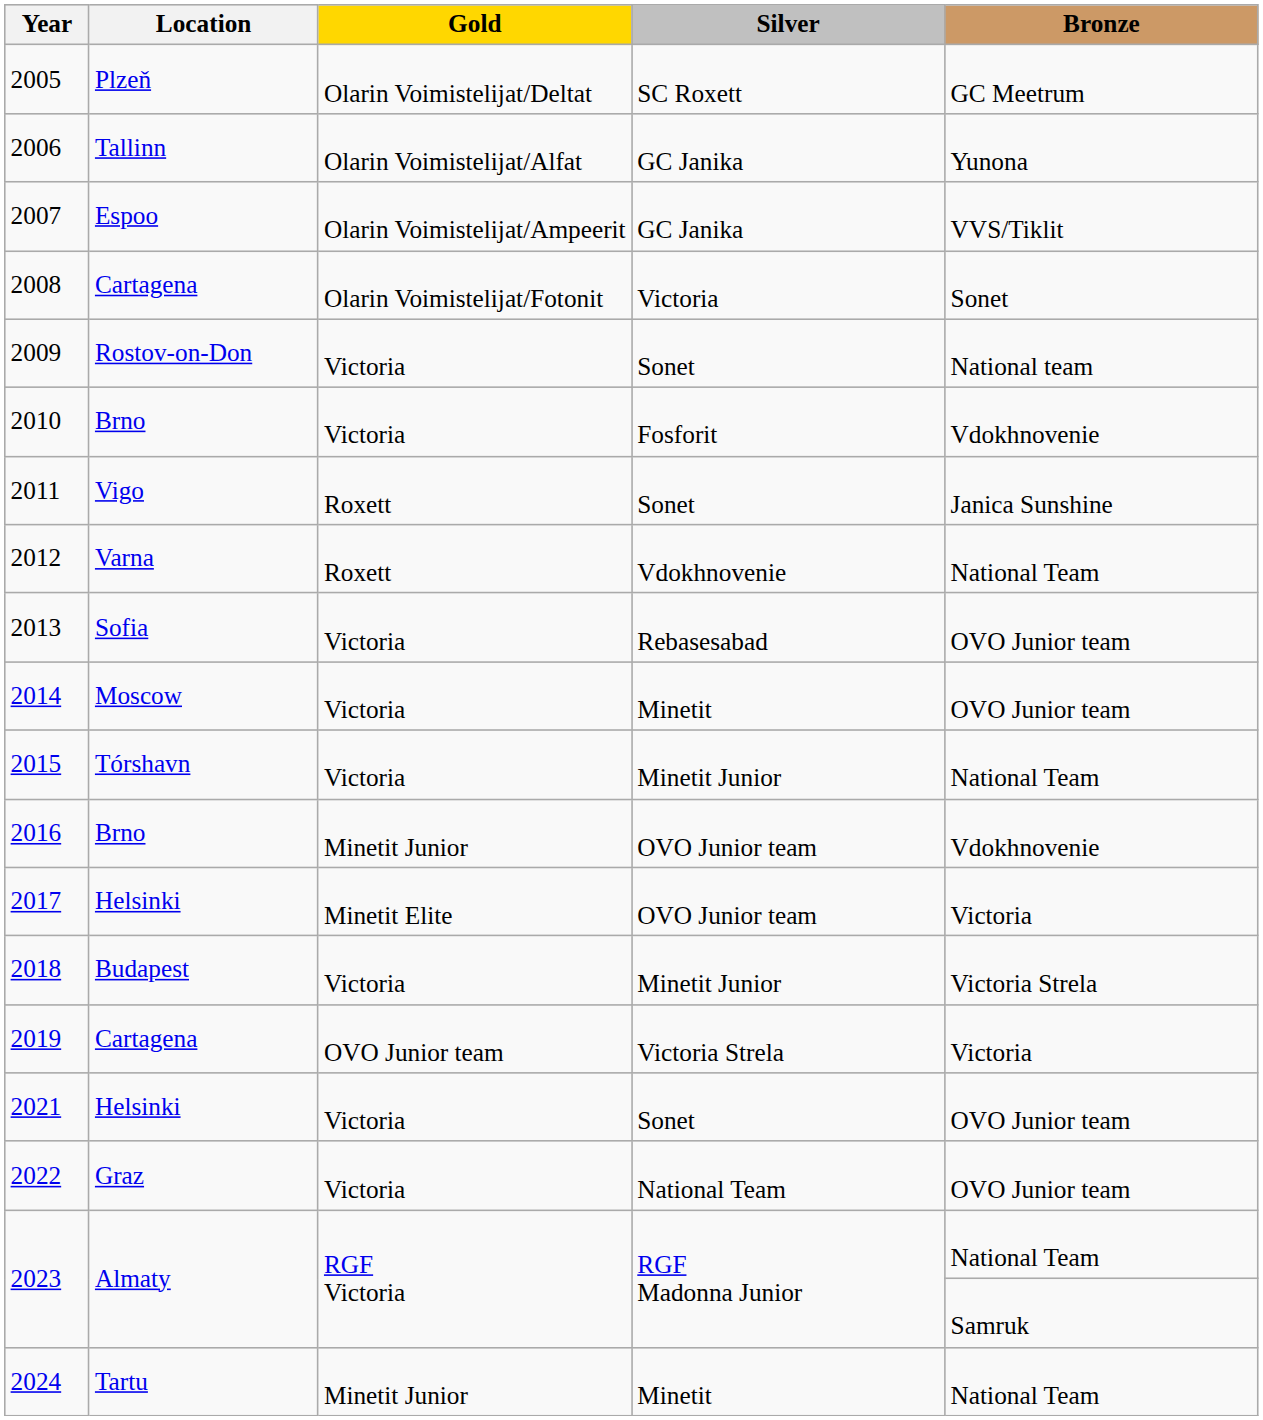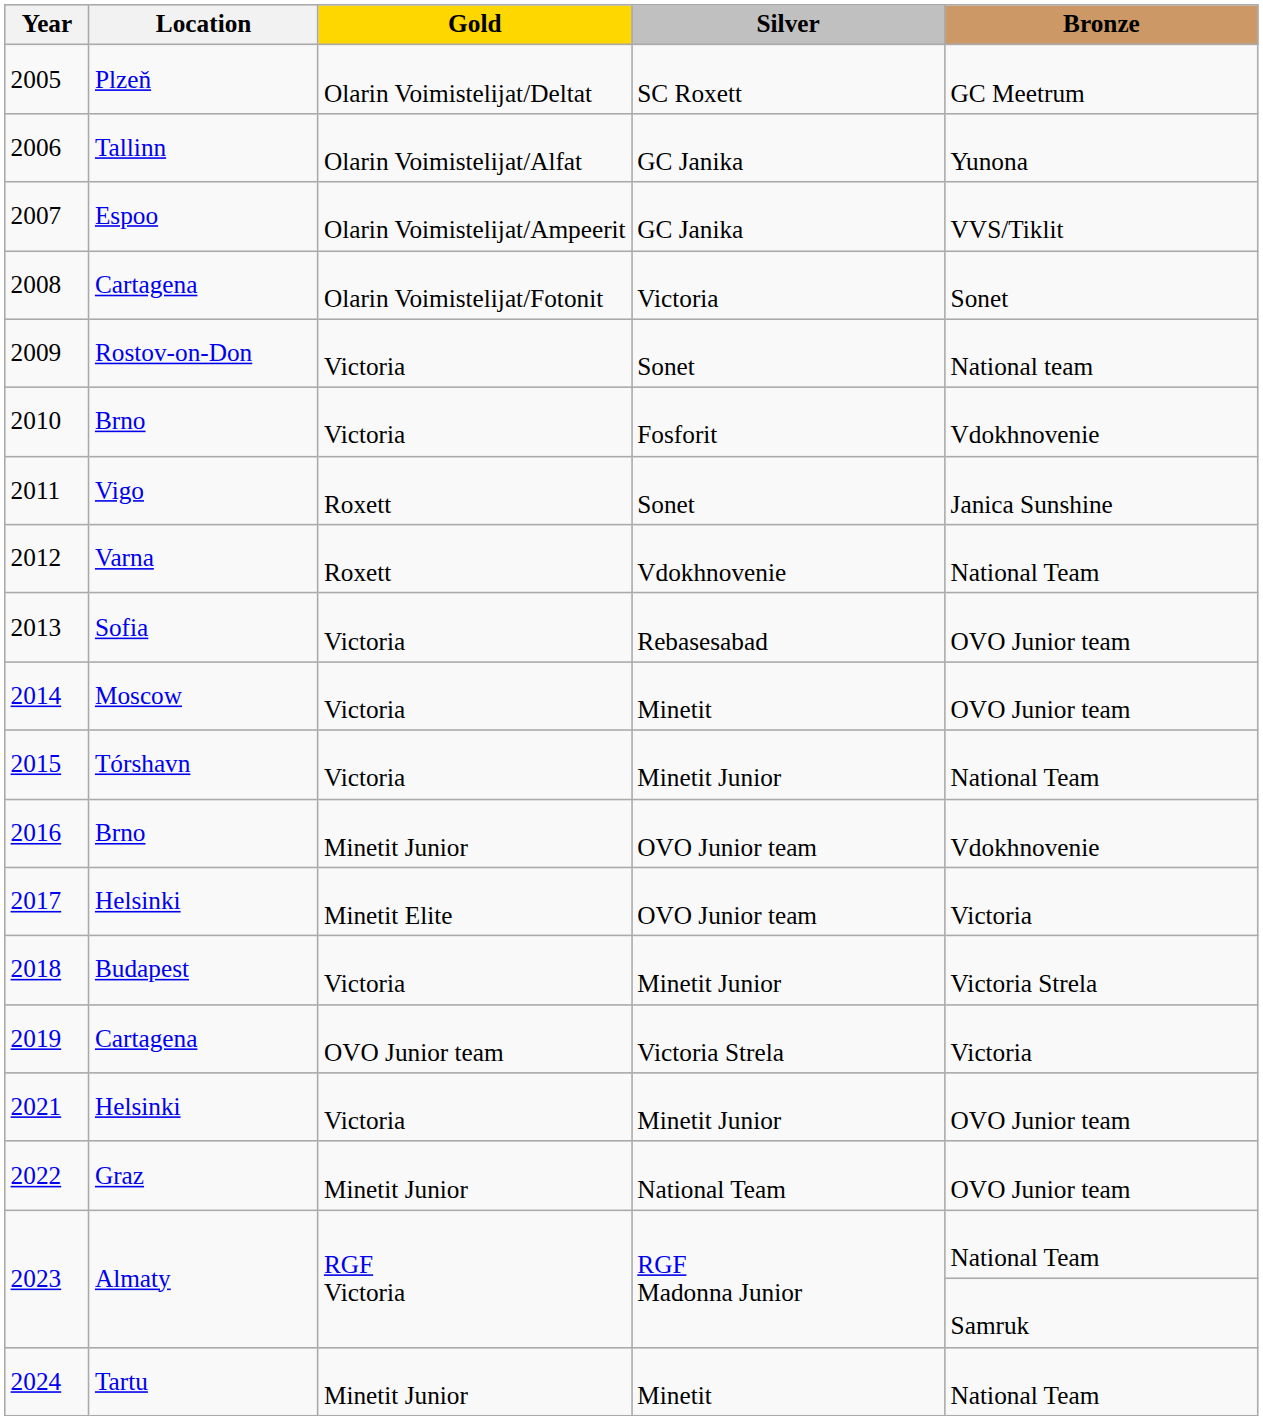(666, 1121) Sonet -> (709, 1121) Minetit Junior
(365, 1189) Victoria -> (396, 1189) Minetit Junior
